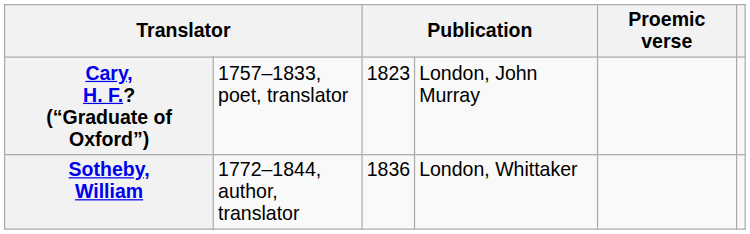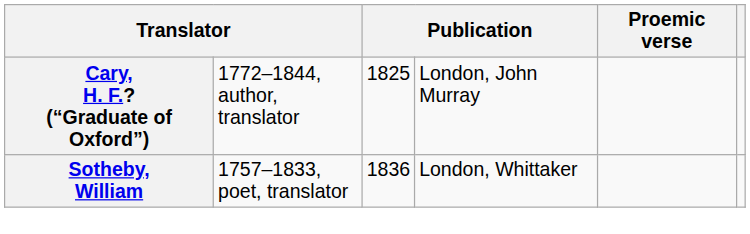(283, 83) 1757–1833, poet, translator -> (270, 94) 1772–1844, author, translator
(388, 72) 1823 -> (388, 72) 1825
(270, 191) 1772–1844, author, translator -> (283, 180) 1757–1833, poet, translator
